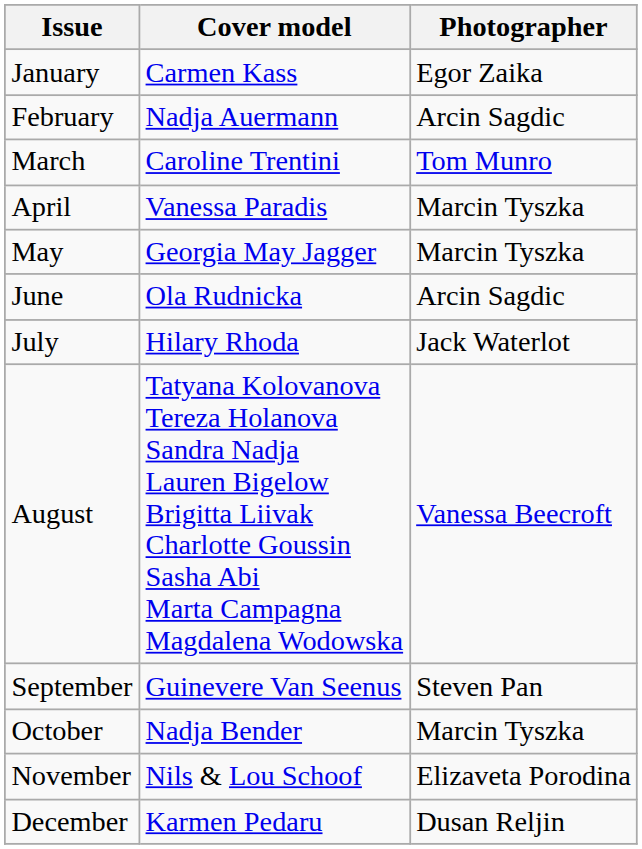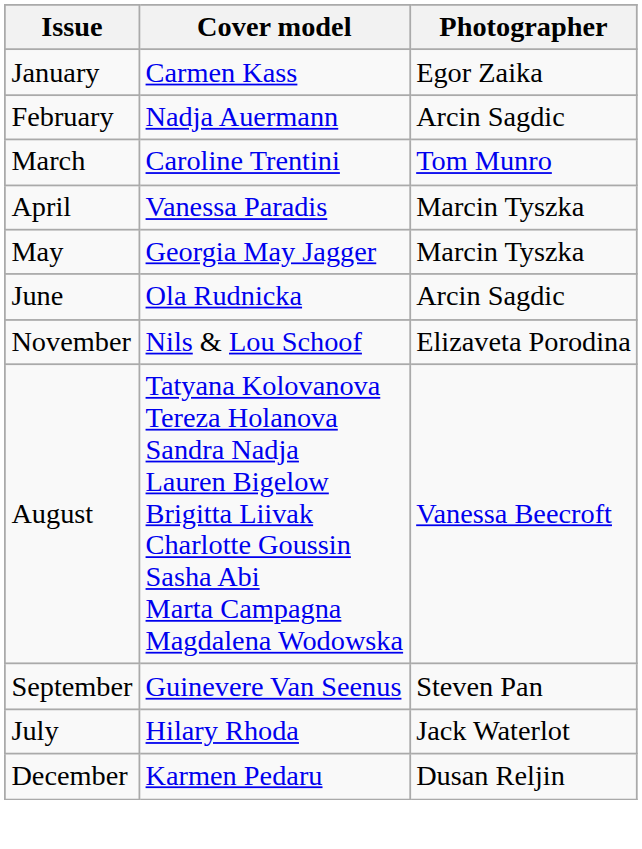rows swapped: (35, 341) <-> (71, 775)
- row: (57, 730)
